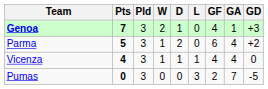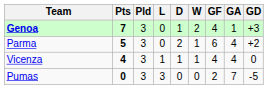columns swapped: (162, 12) <-> (197, 12)
